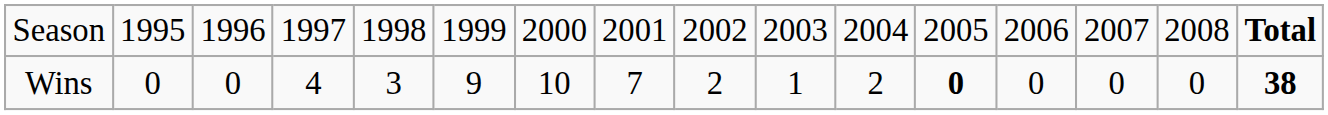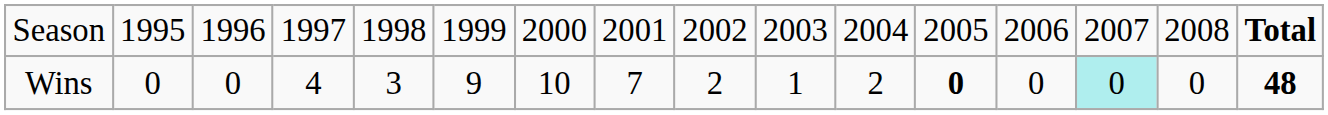(1117, 82) no background -> (1117, 82) paleturquoise background
(1280, 82) 38 -> (1280, 82) 48
